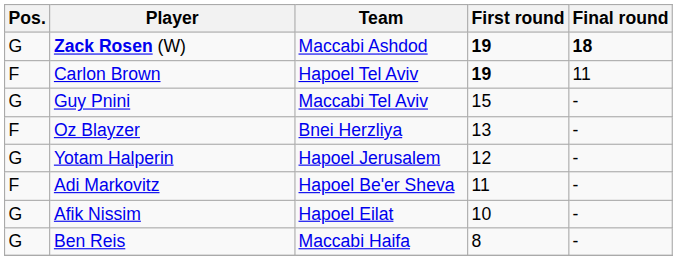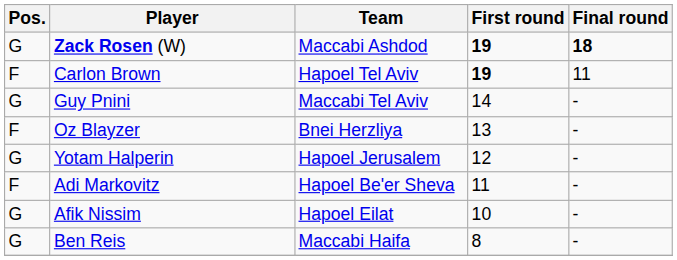(481, 102) 15 -> (481, 102) 14
